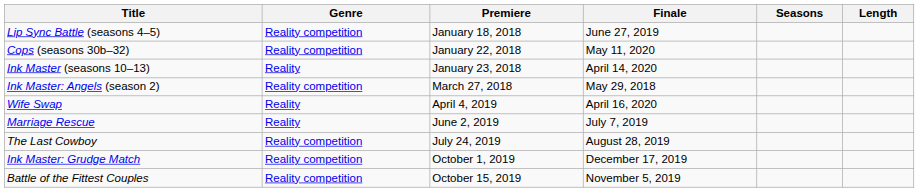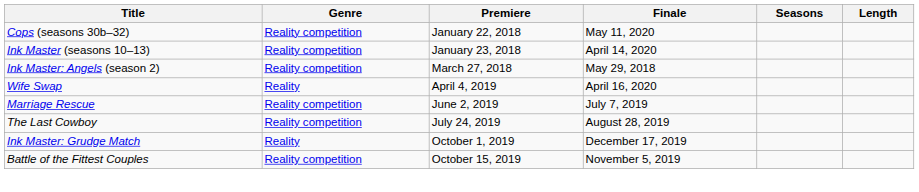- row: (84, 31)
(283, 68) Reality -> (313, 50) Reality competition
(283, 123) Reality -> (313, 104) Reality competition
(314, 159) Reality competition -> (282, 141) Reality
